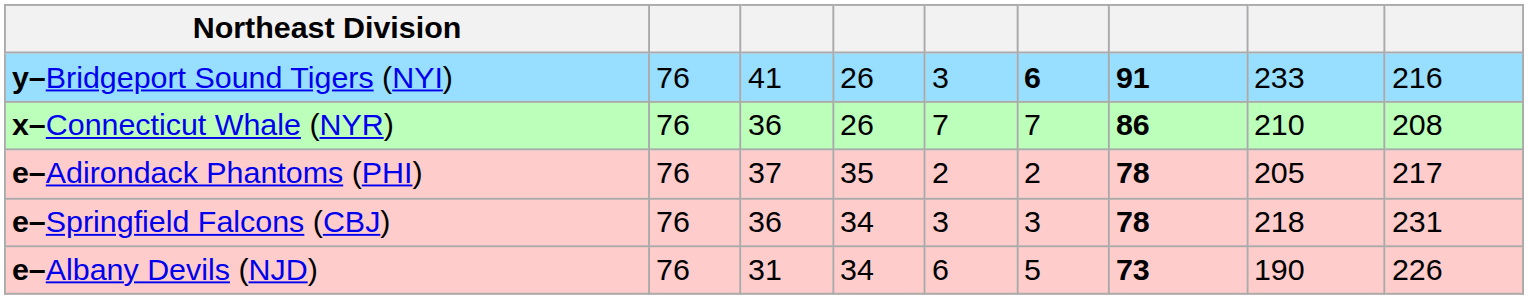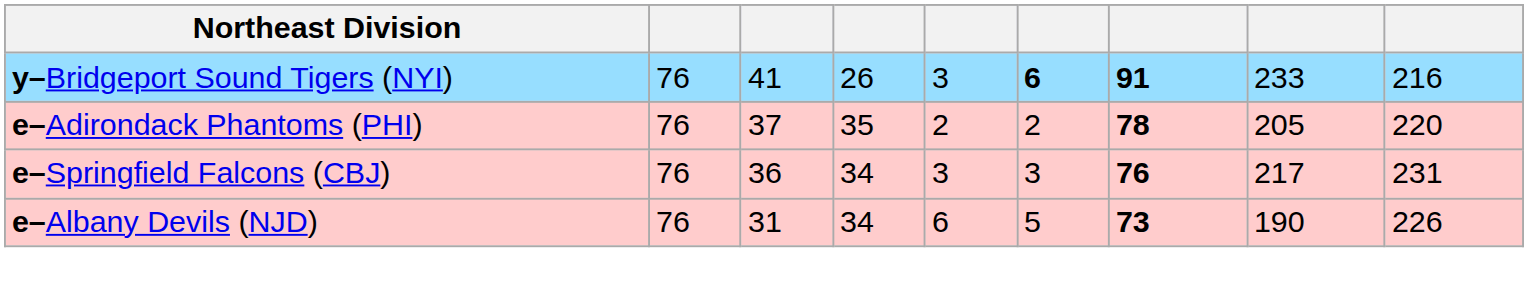- row: (203, 125)
(1417, 173) 217 -> (1417, 125) 220
(1133, 221) 78 -> (1133, 173) 76
(1279, 221) 218 -> (1279, 173) 217
